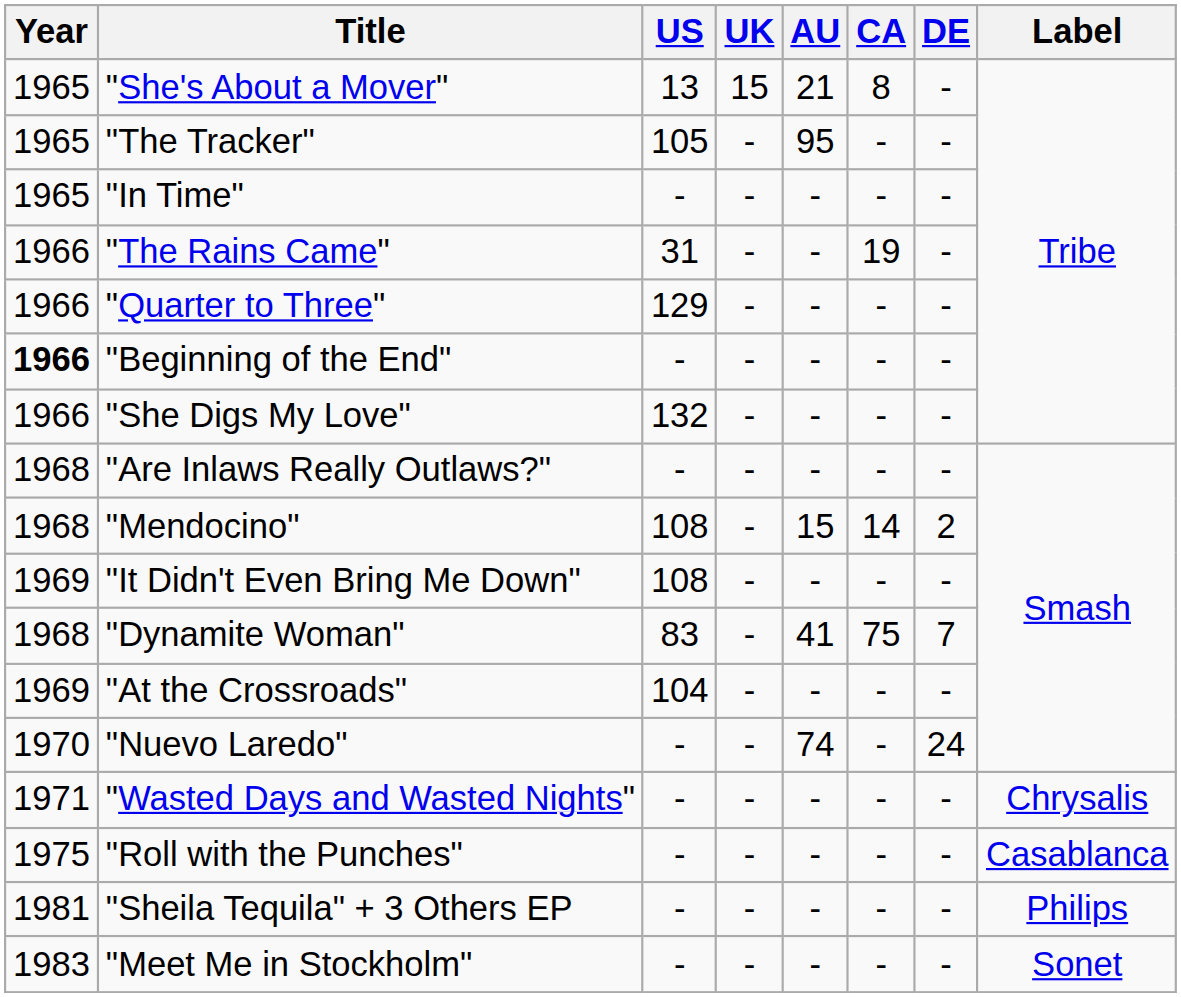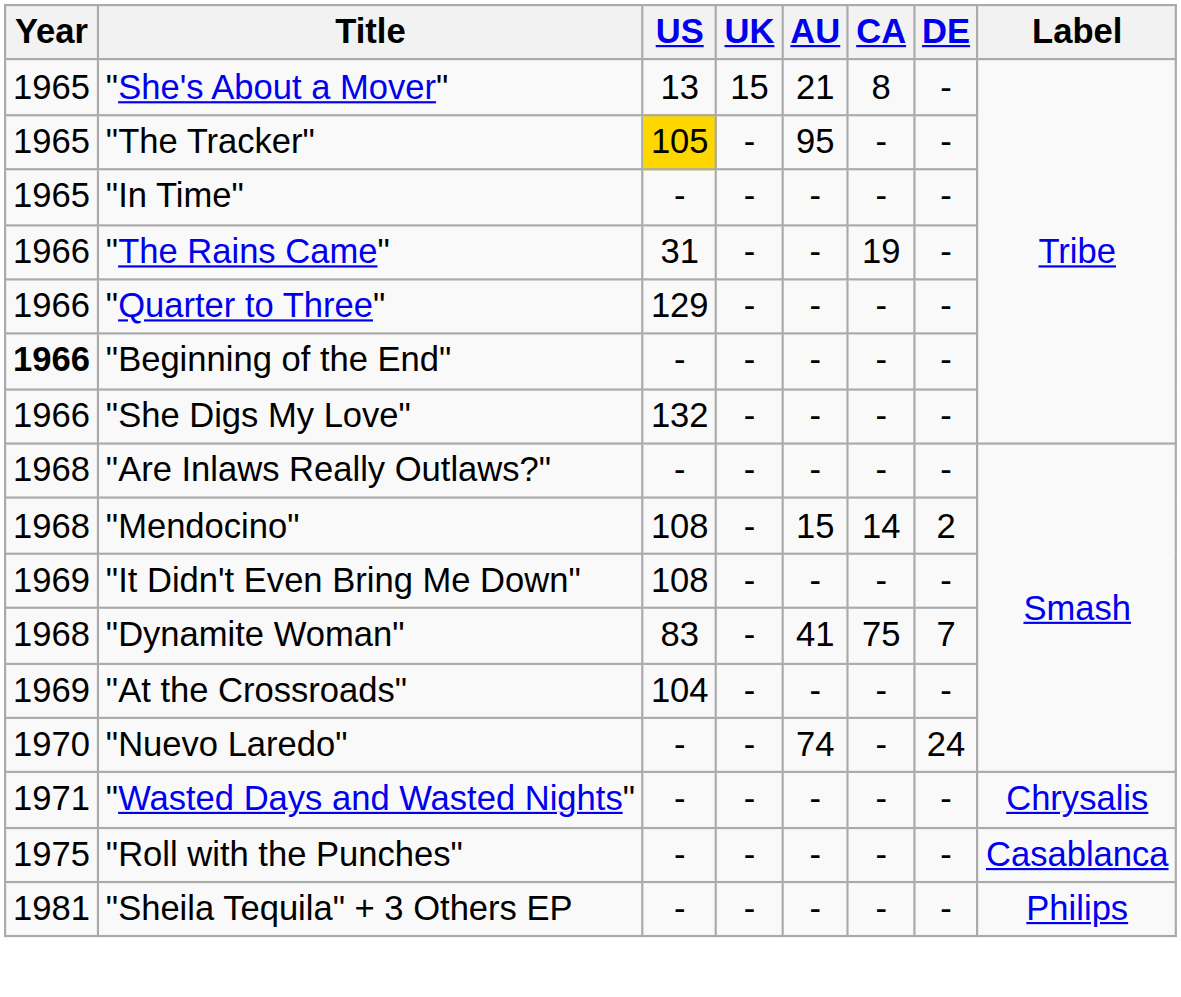(680, 141) no background -> (680, 141) gold background
- row: (289, 963)
